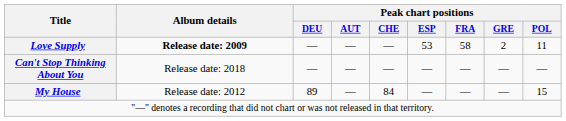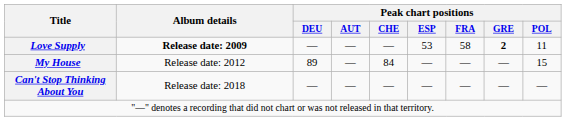(503, 45) normal -> (503, 45) bold
rows swapped: (60, 91) <-> (60, 68)
